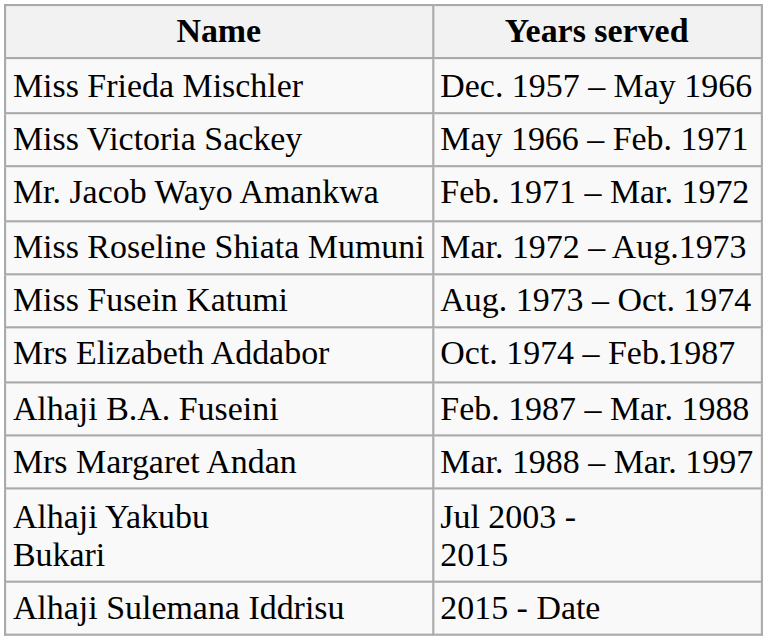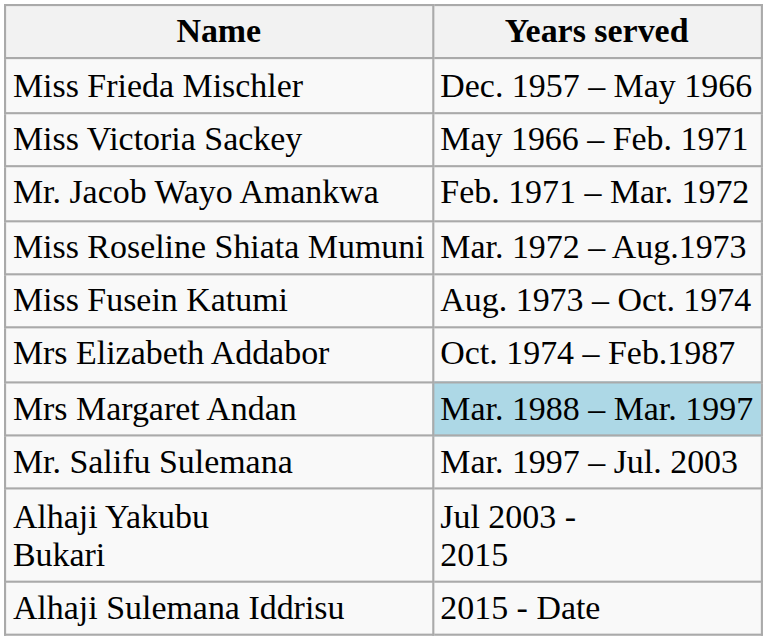- row: (146, 407)
(597, 461) no background -> (597, 407) lightblue background
+ row: (153, 461)
